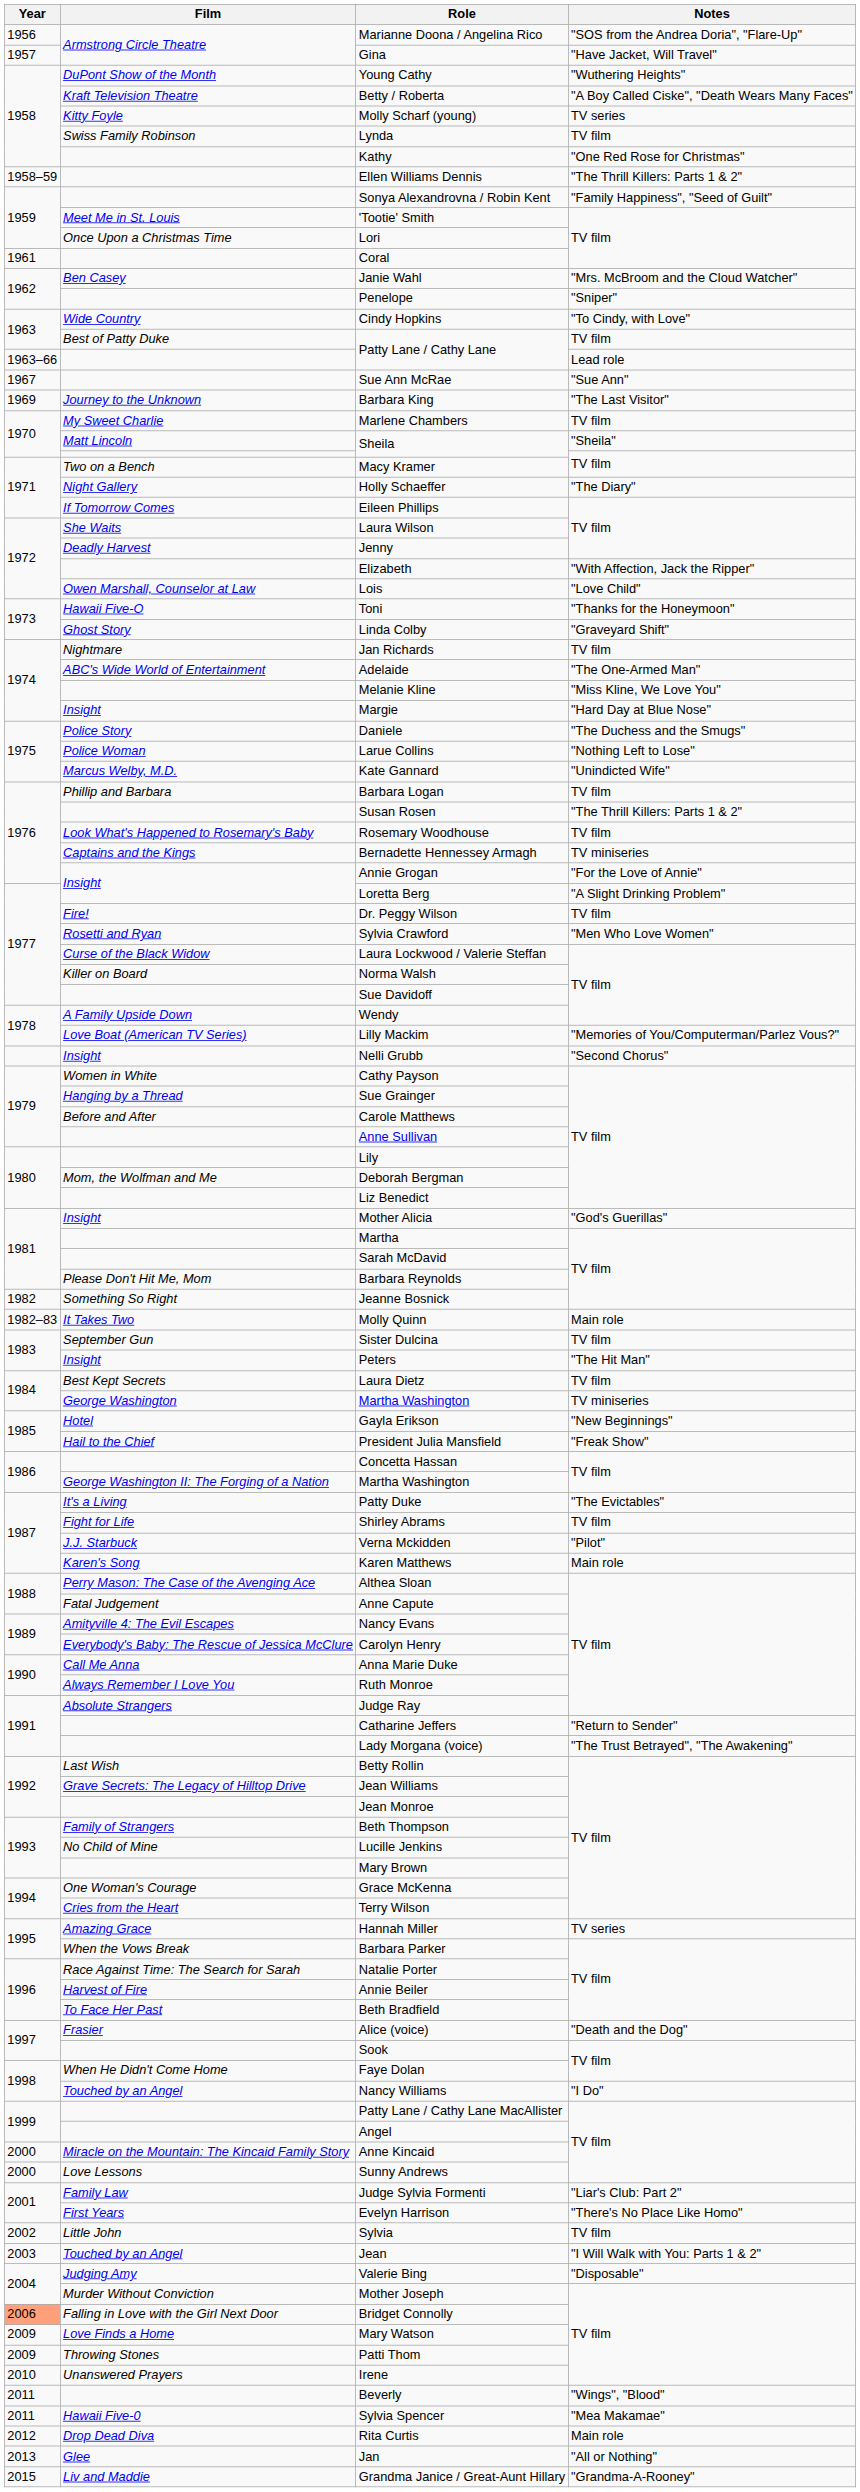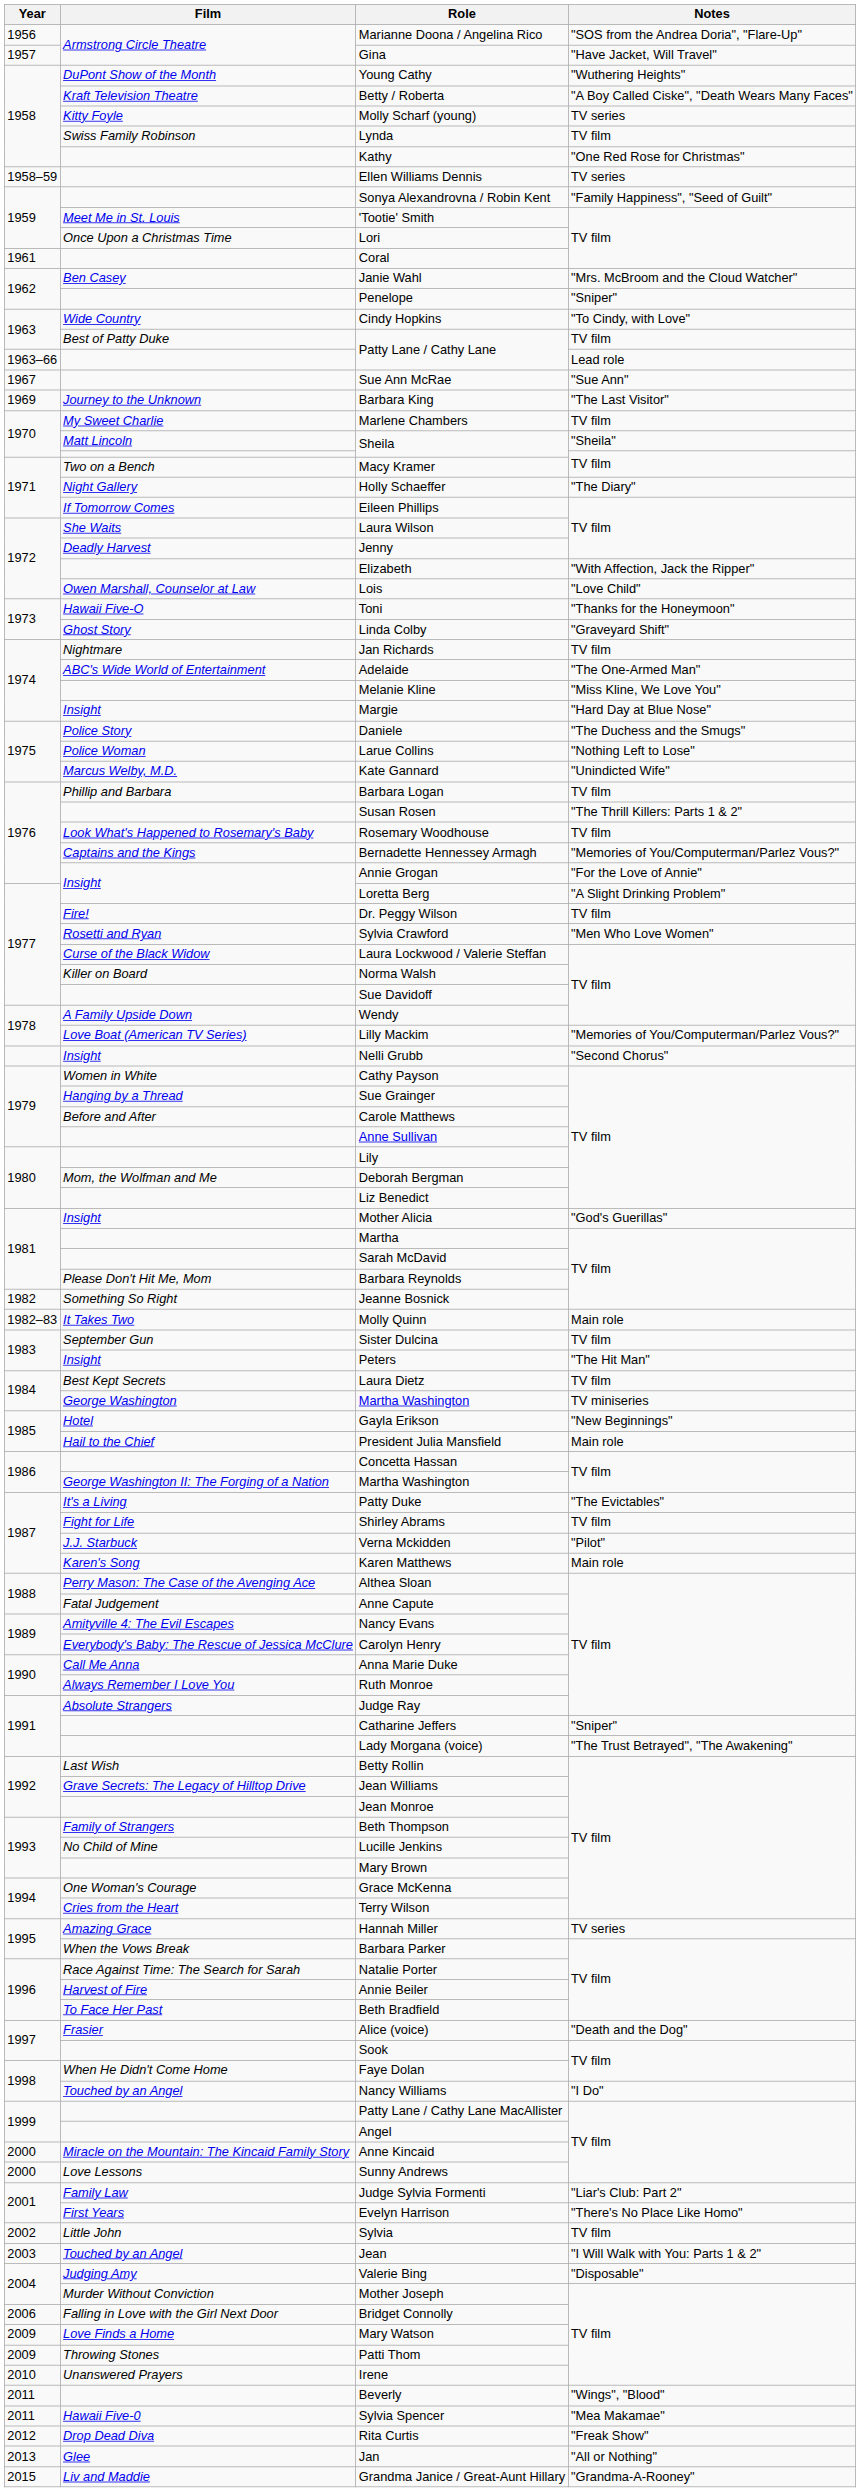(657, 177) "The Thrill Killers: Parts 1 & 2" -> (598, 177) TV series
(610, 852) TV miniseries -> (705, 852) "Memories of You/Computerman/Parlez Vous?"
(610, 1441) "Freak Show" -> (597, 1441) Main role
(624, 1725) "Return to Sender" -> (594, 1725) "Sniper"
(22, 2314) lightsalmon background -> (22, 2314) no background
(597, 2436) Main role -> (610, 2436) "Freak Show"
